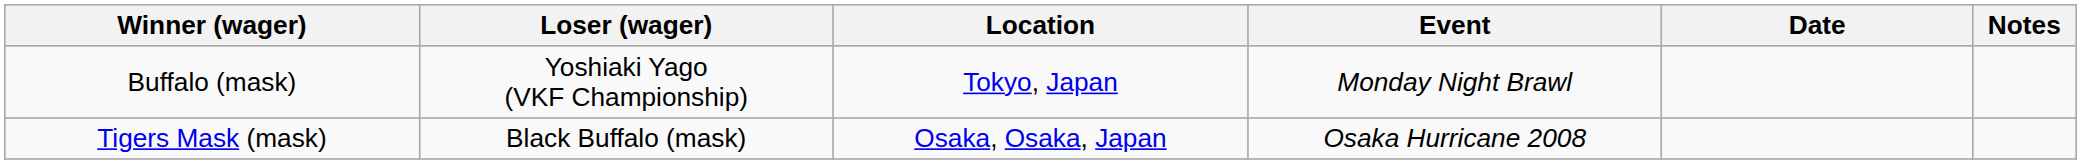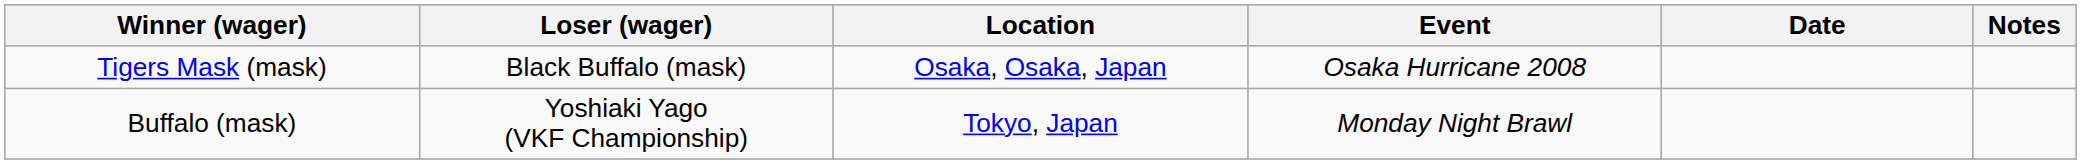rows swapped: (212, 138) <-> (212, 81)
